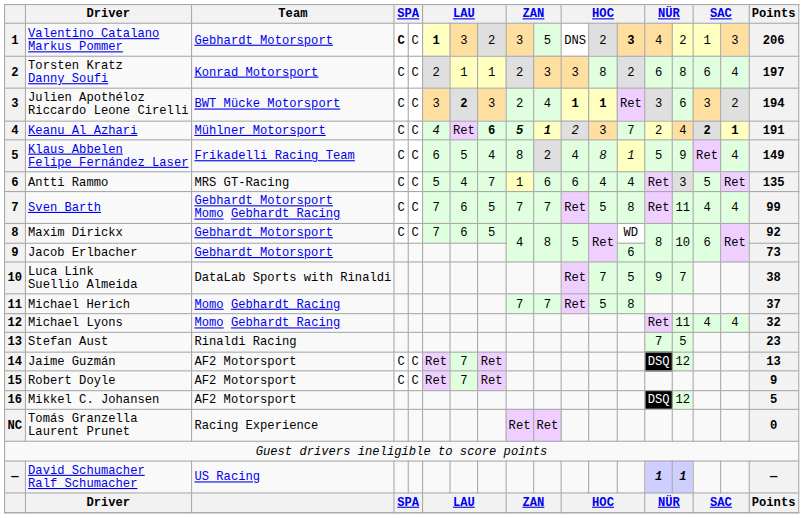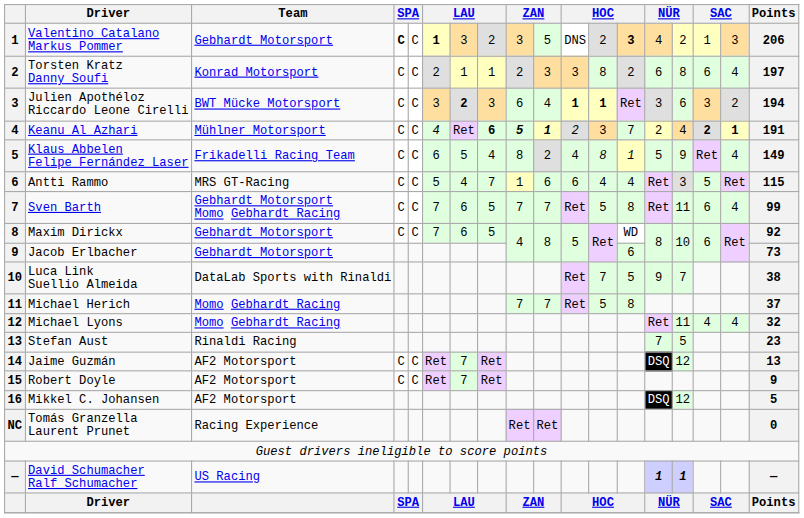(520, 105) 2 -> (520, 105) 6
(774, 182) 135 -> (774, 182) 115
(707, 208) 4 -> (707, 208) 6
